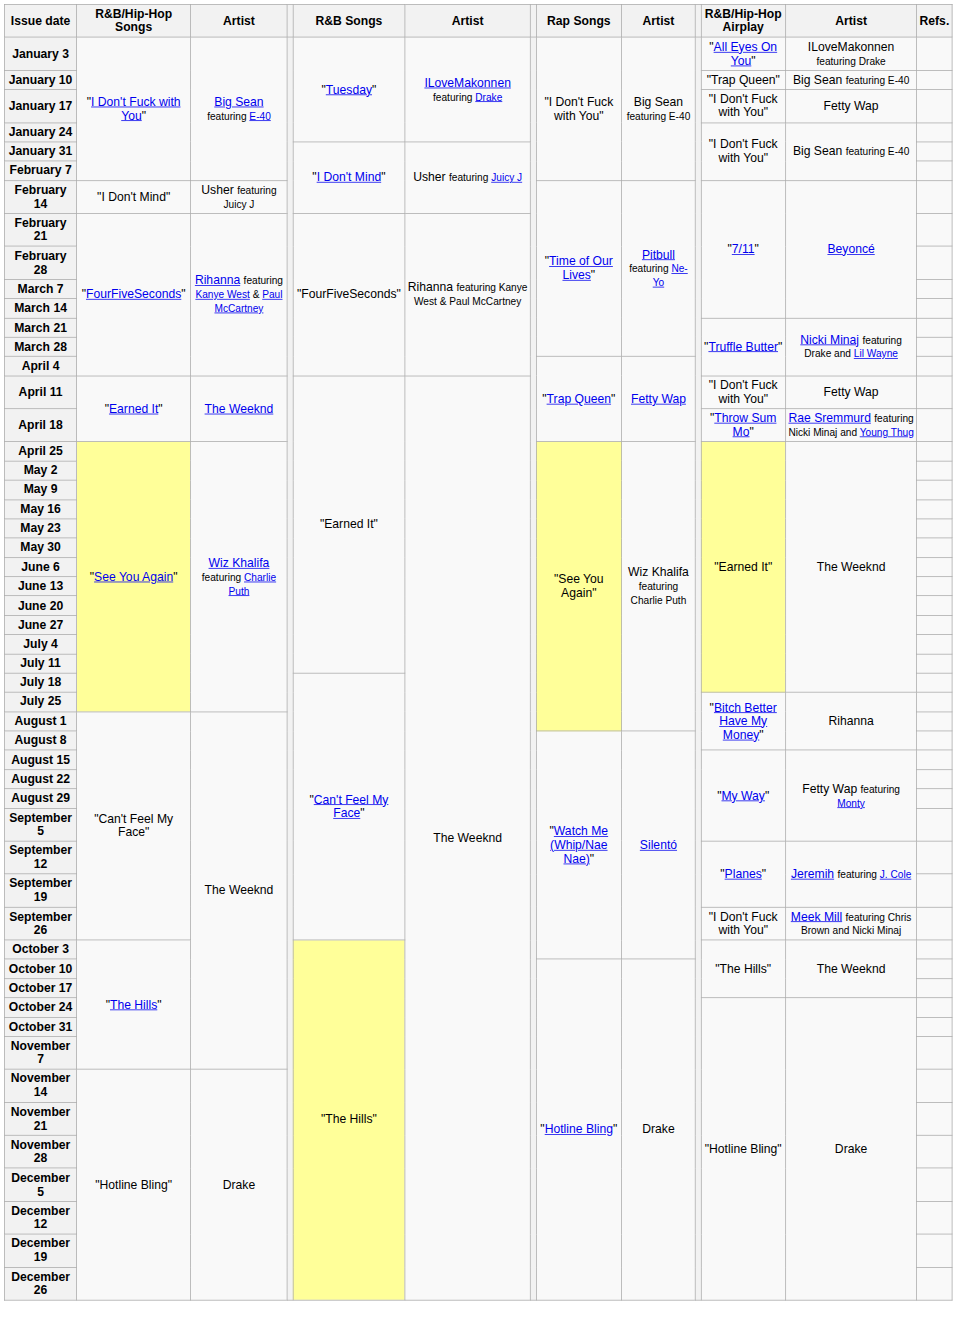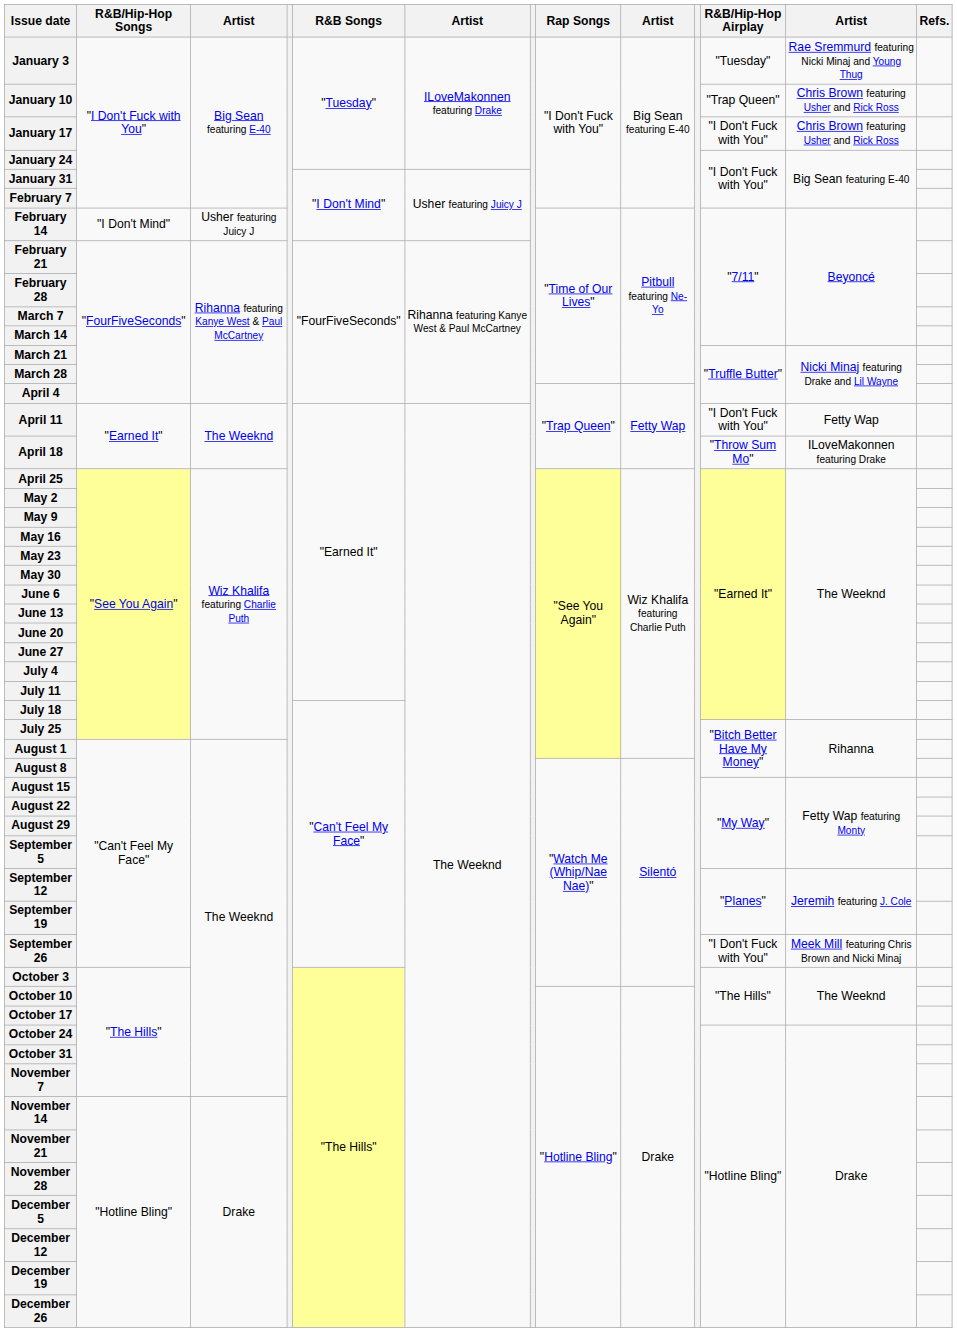(743, 53) "All Eyes On You" -> (743, 60) "Tuesday"
(851, 53) ILoveMakonnen featuring Drake -> (851, 60) Rae Sremmurd featuring Nicki Minaj and Young Thug
(851, 80) Big Sean featuring E-40 -> (851, 100) Chris Brown featuring Usher and Rick Ross
(851, 106) Fetty Wap -> (851, 133) Chris Brown featuring Usher and Rick Ross
(851, 425) Rae Sremmurd featuring Nicki Minaj and Young Thug -> (851, 452) ILoveMakonnen featuring Drake
